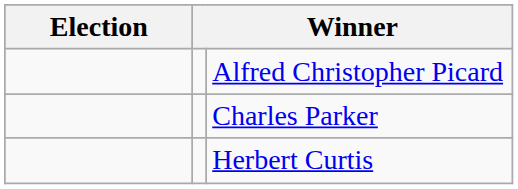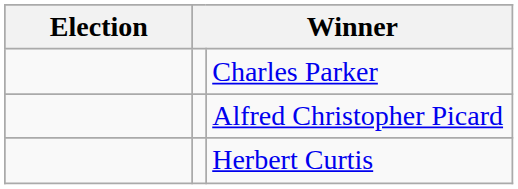rows swapped: (358, 71) <-> (295, 115)
